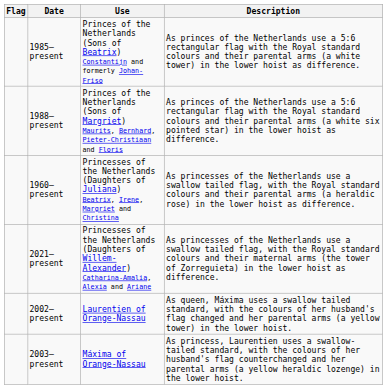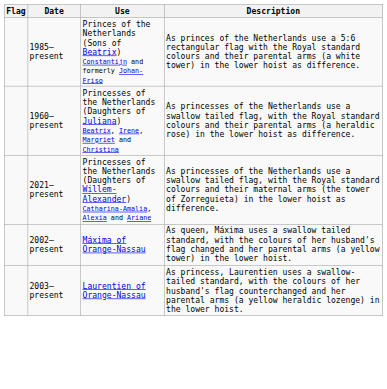- row: (46, 121)
(114, 314) Laurentien of Orange-Nassau -> (114, 245) Máxima of Orange-Nassau
(114, 359) Máxima of Orange-Nassau -> (114, 290) Laurentien of Orange-Nassau
